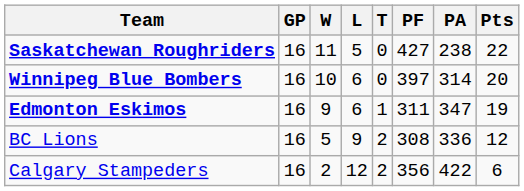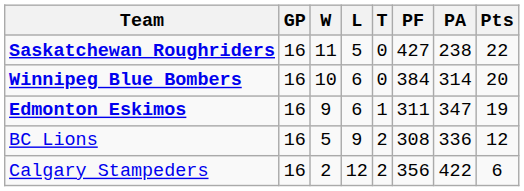(413, 80) 397 -> (413, 80) 384
